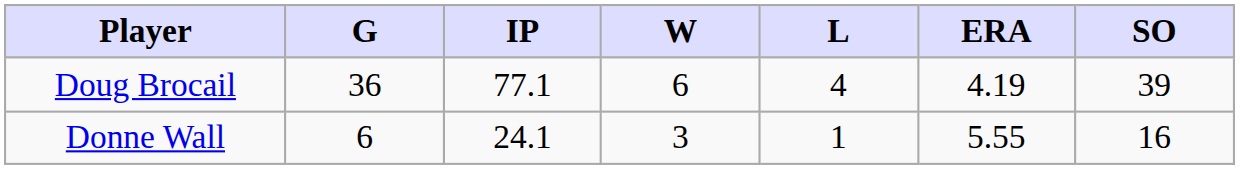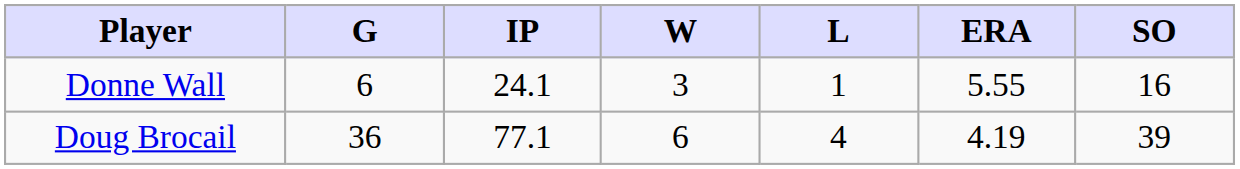rows swapped: (145, 84) <-> (145, 137)
